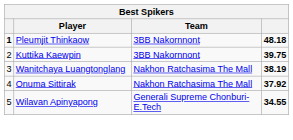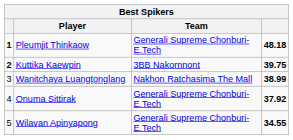(167, 41) 3BB Nakornnont -> (191, 46) Generali Supreme Chonburi-E.Tech
(9, 55) normal -> (9, 65) bold
(275, 69) 38.19 -> (275, 79) 38.99
(193, 84) Nakhon Ratchasima The Mall -> (191, 99) Generali Supreme Chonburi-E.Tech
